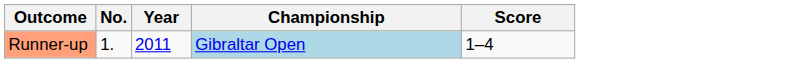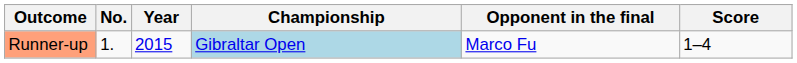+ column: (570, 17)
(153, 44) 2011 -> (154, 44) 2015
